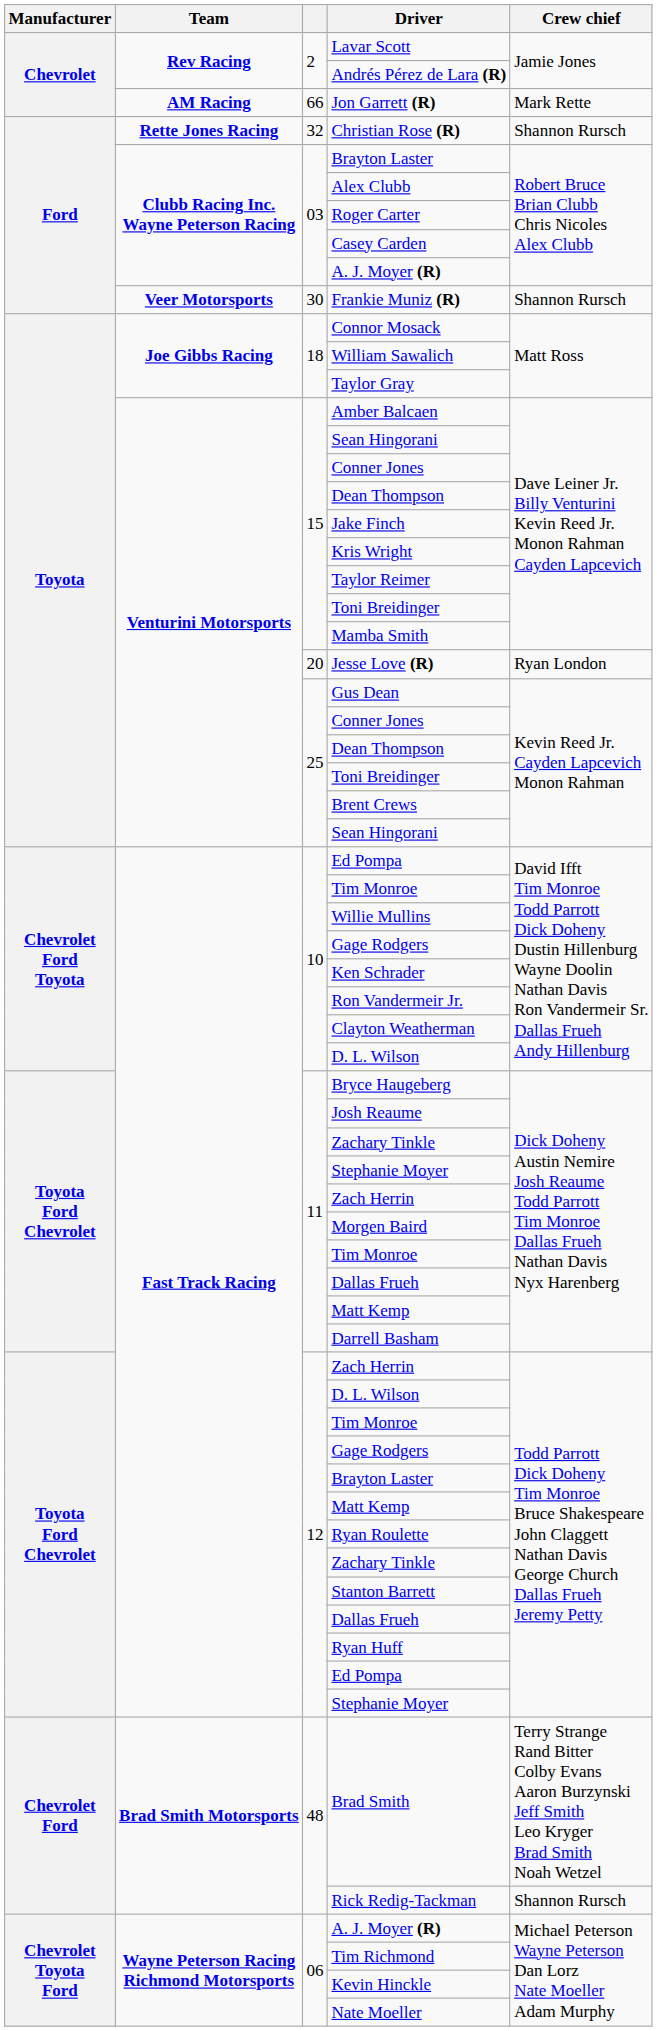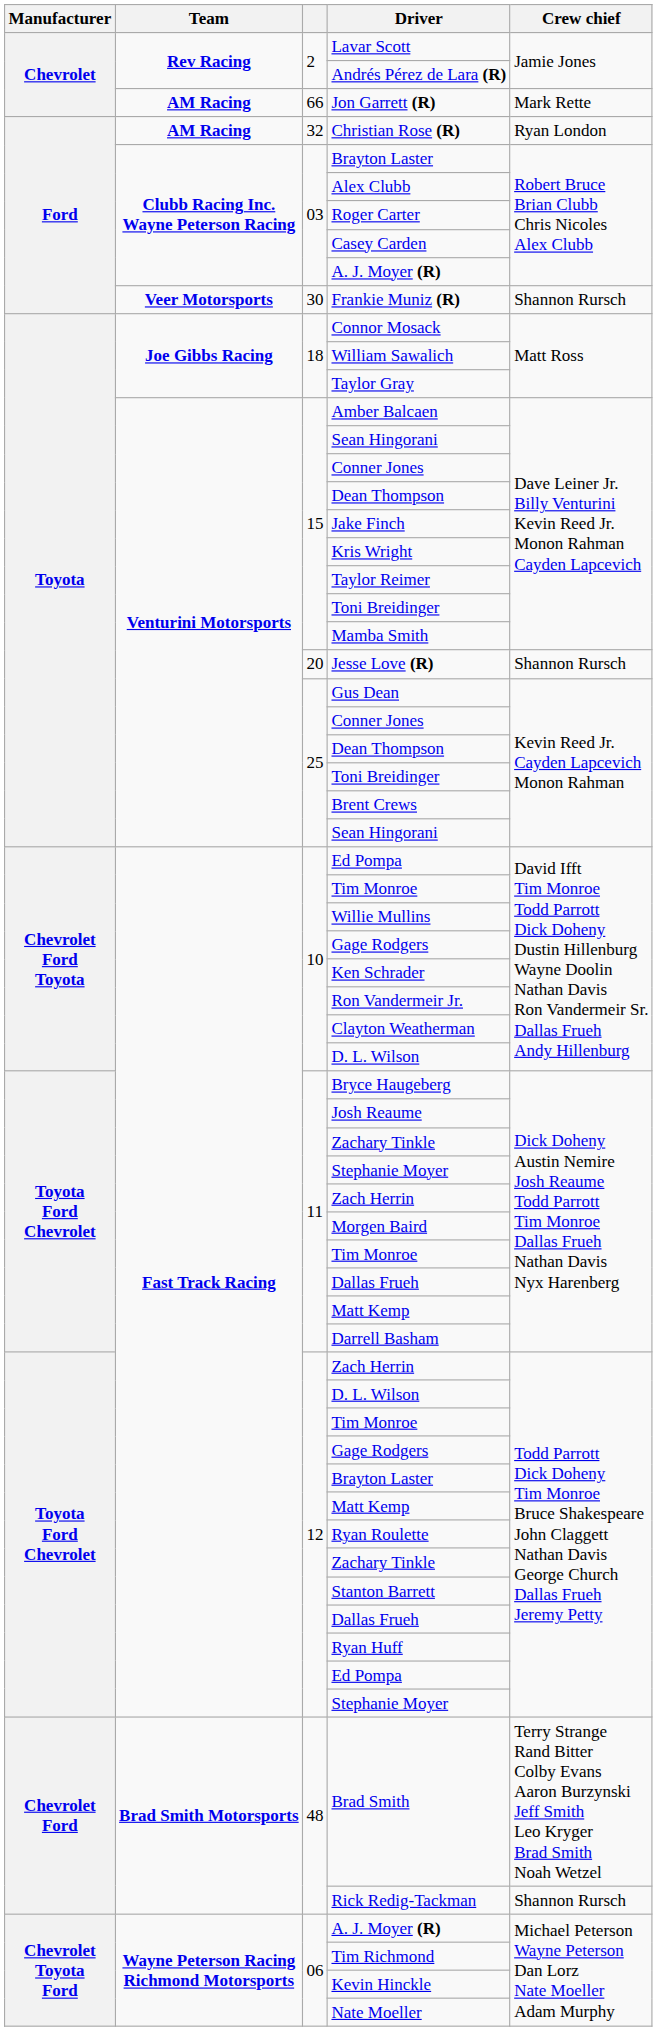(209, 131) Rette Jones Racing -> (209, 131) AM Racing
(570, 131) Shannon Rursch -> (560, 131) Ryan London
(560, 664) Ryan London -> (570, 664) Shannon Rursch
